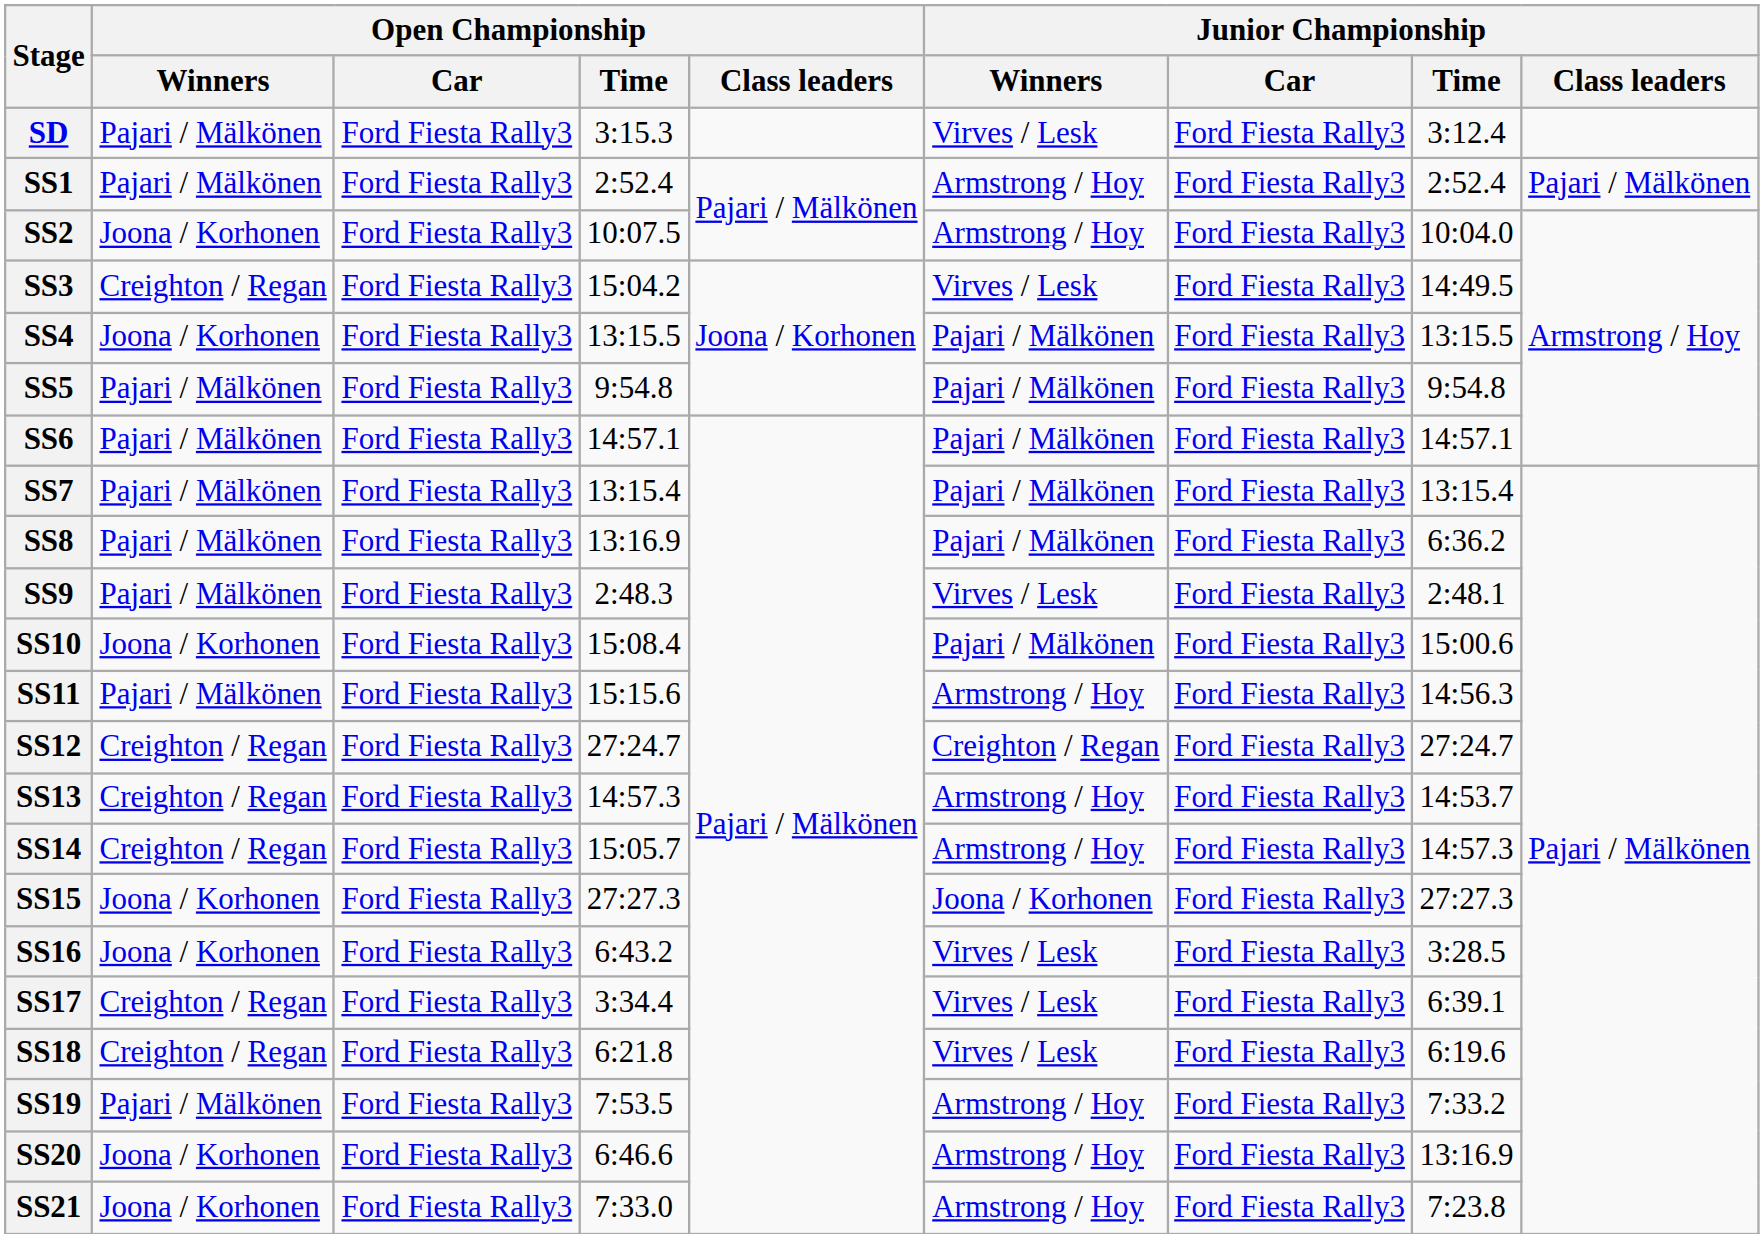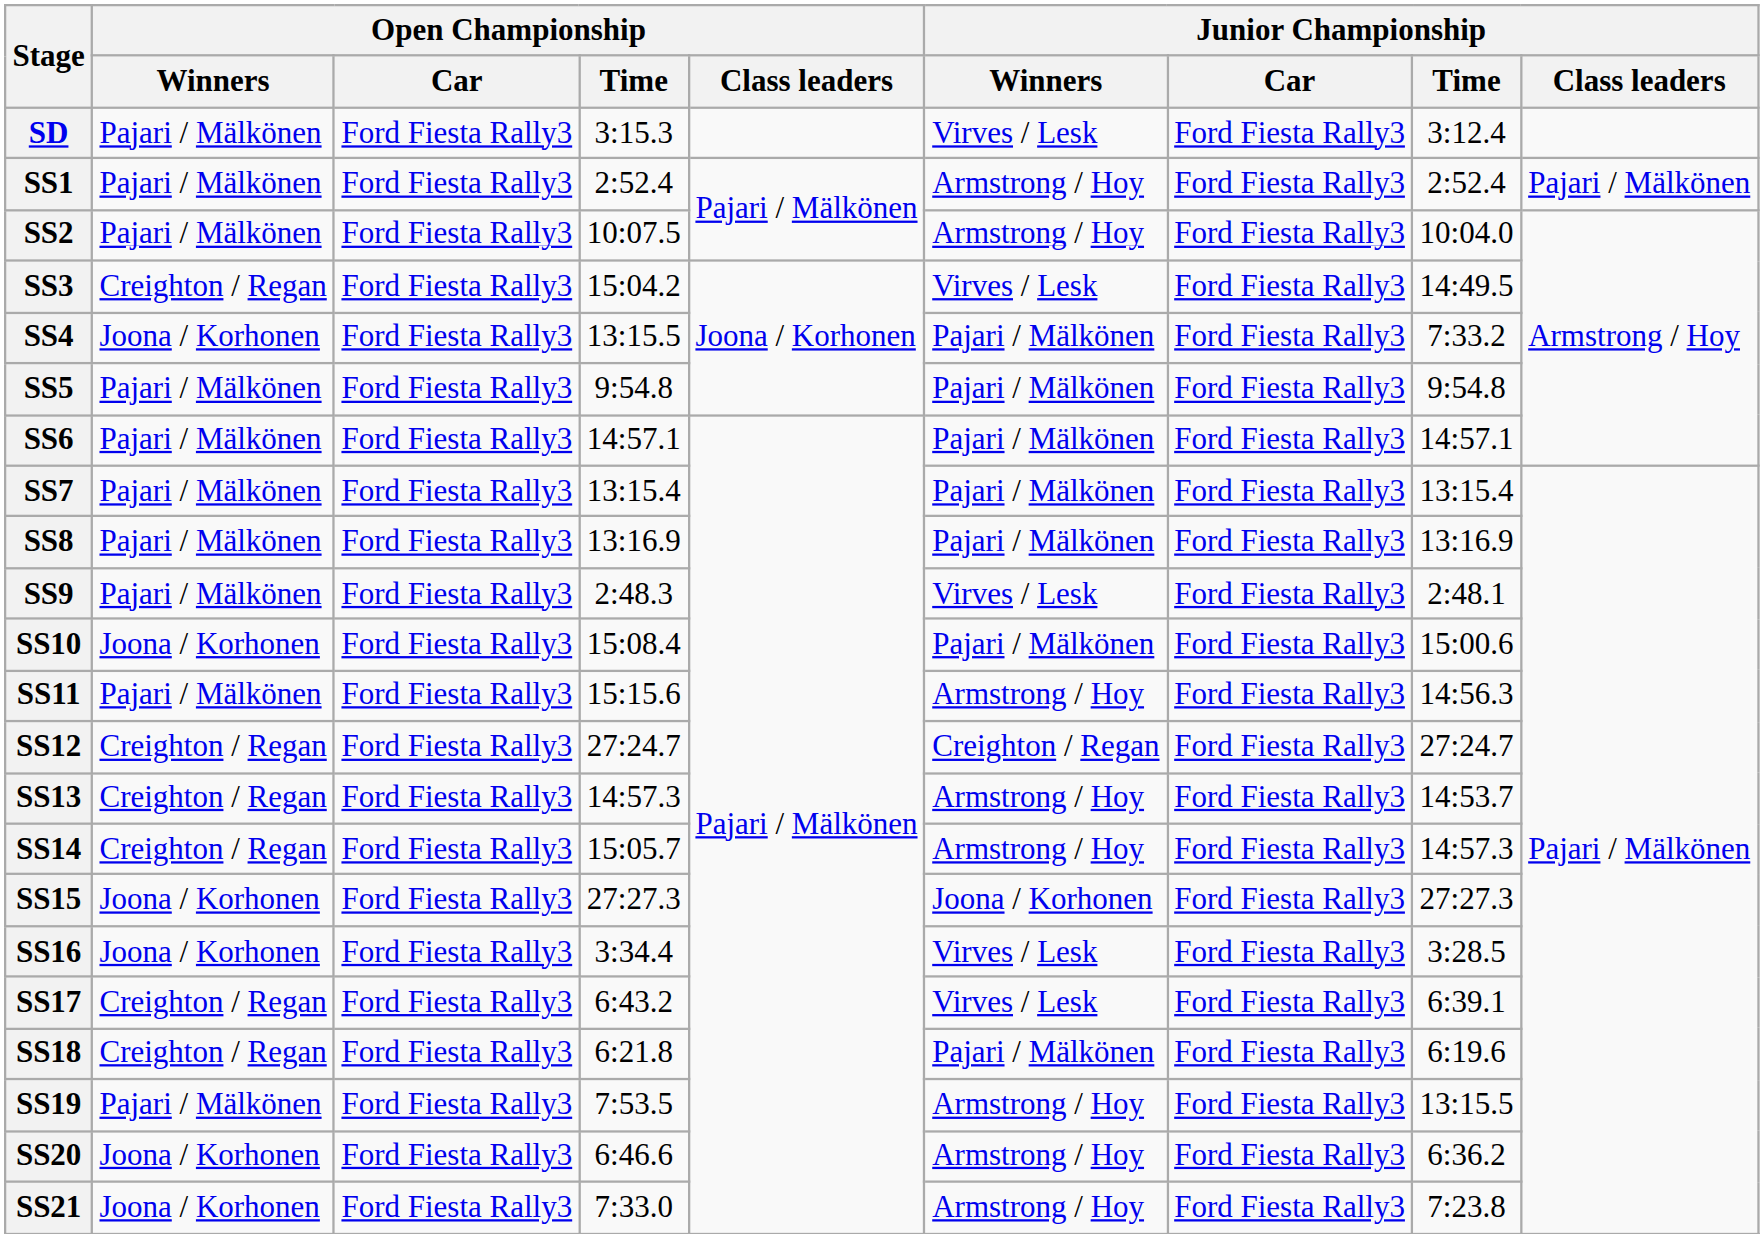(210, 234) Joona / Korhonen -> (211, 234) Pajari / Mälkönen
(1467, 336) 13:15.5 -> (1467, 336) 7:33.2
(1467, 541) 6:36.2 -> (1467, 541) 13:16.9
(634, 950) 6:43.2 -> (634, 950) 3:34.4
(634, 1001) 3:34.4 -> (634, 1001) 6:43.2
(1015, 1052) Virves / Lesk -> (1043, 1052) Pajari / Mälkönen
(1467, 1103) 7:33.2 -> (1467, 1103) 13:15.5
(1467, 1155) 13:16.9 -> (1467, 1155) 6:36.2
